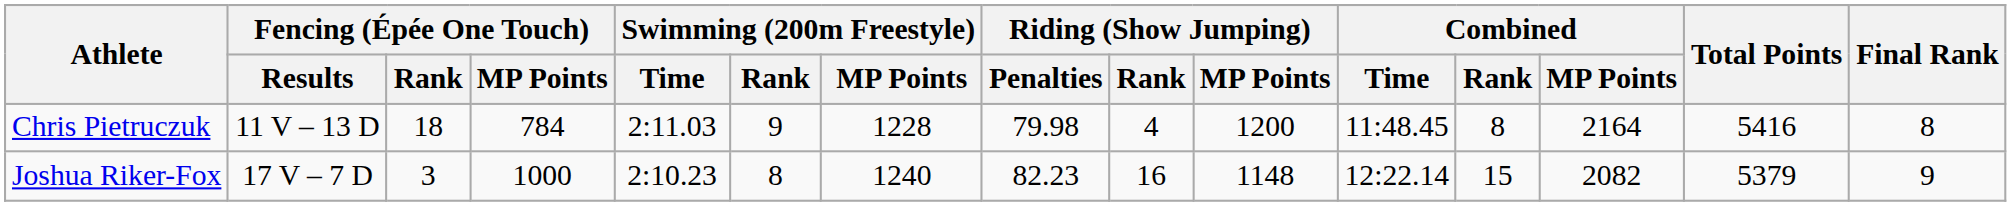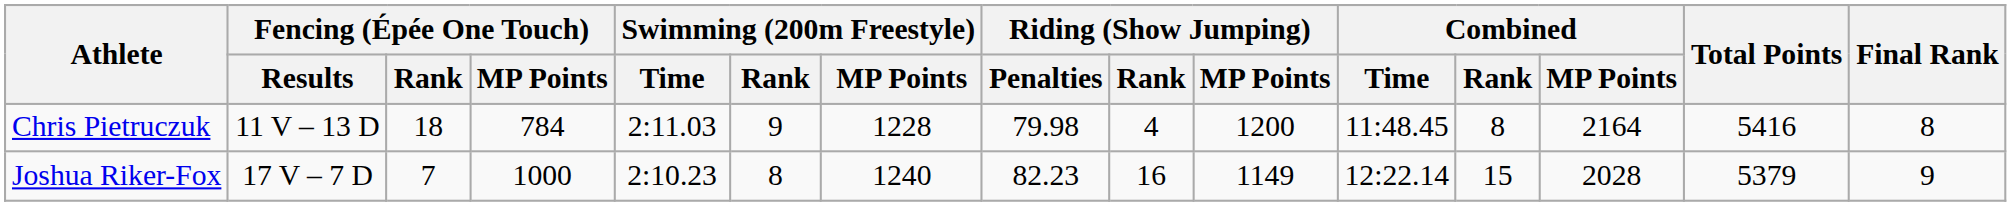(428, 176) 3 -> (428, 176) 7
(1265, 176) 1148 -> (1265, 176) 1149
(1612, 176) 2082 -> (1612, 176) 2028
